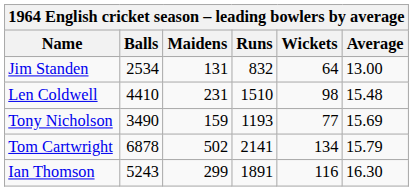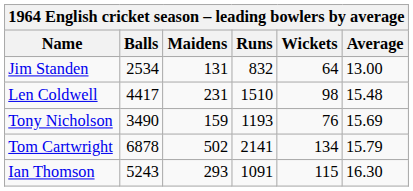(143, 95) 4410 -> (143, 95) 4417
(330, 120) 77 -> (330, 120) 76
(216, 172) 299 -> (216, 172) 293
(257, 172) 1891 -> (257, 172) 1091
(326, 172) 116 -> (326, 172) 115
